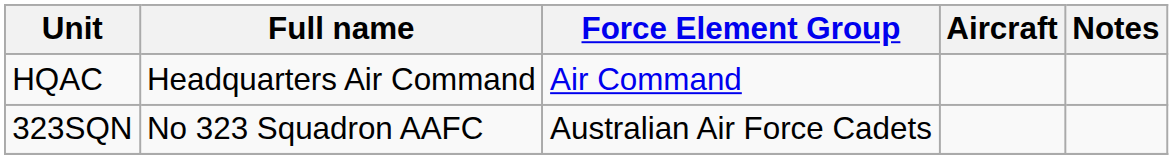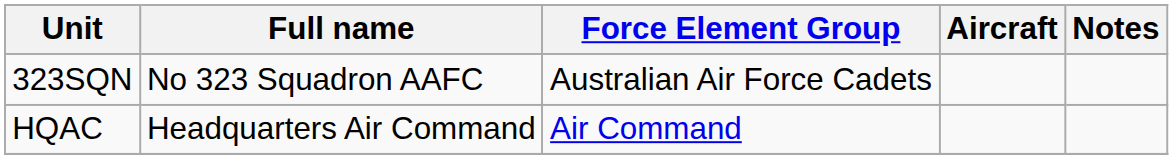rows swapped: (58, 79) <-> (72, 128)
